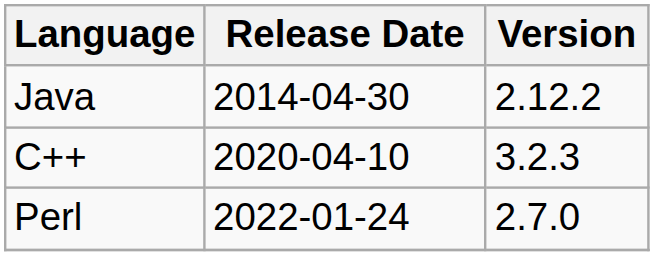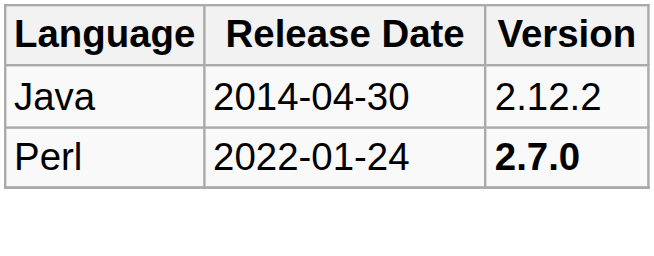- row: (50, 156)
(538, 217) normal -> (538, 156) bold
